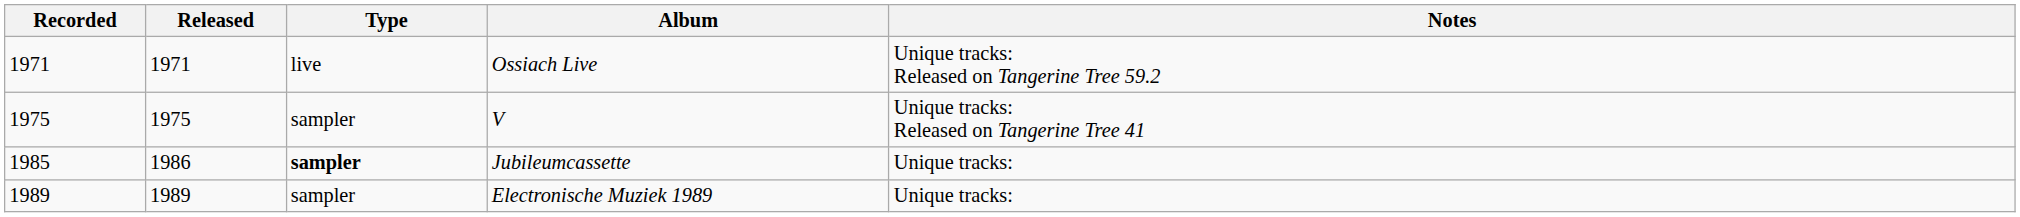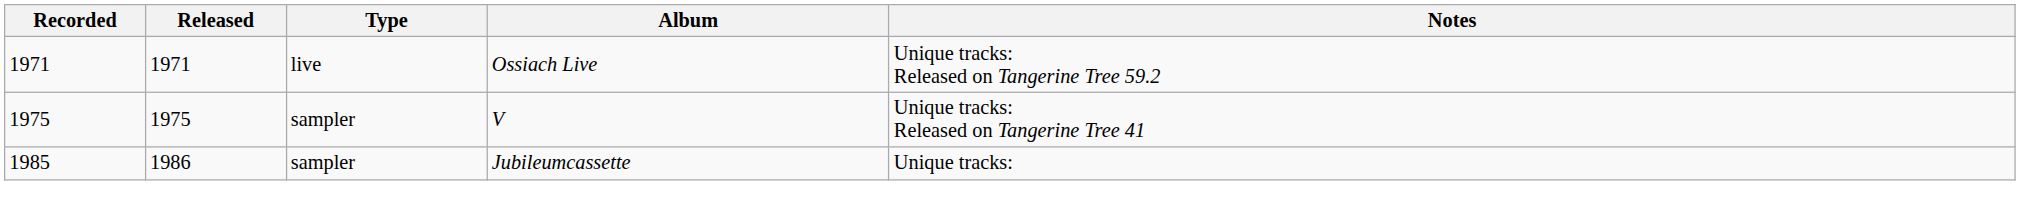(326, 163) bold -> (323, 163) normal
- row: (602, 195)
